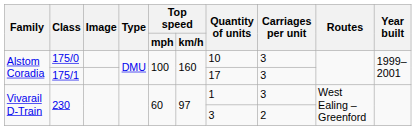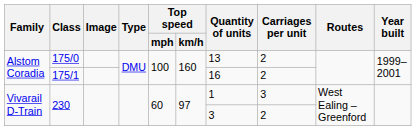(214, 59) 10 -> (214, 59) 13
(263, 59) 3 -> (263, 59) 2
(214, 76) 17 -> (214, 76) 16
(263, 76) 3 -> (263, 76) 2
